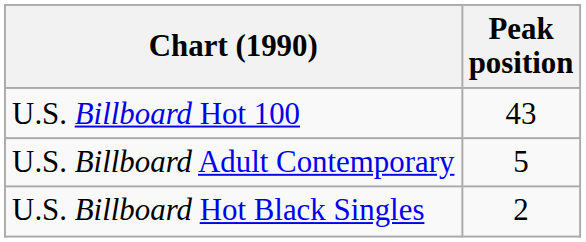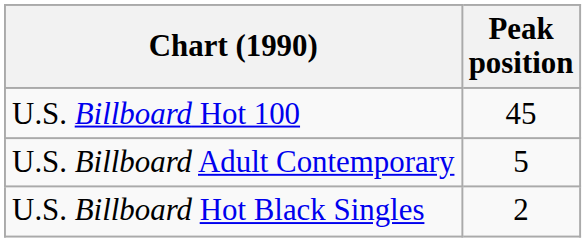(521, 112) 43 -> (521, 112) 45
